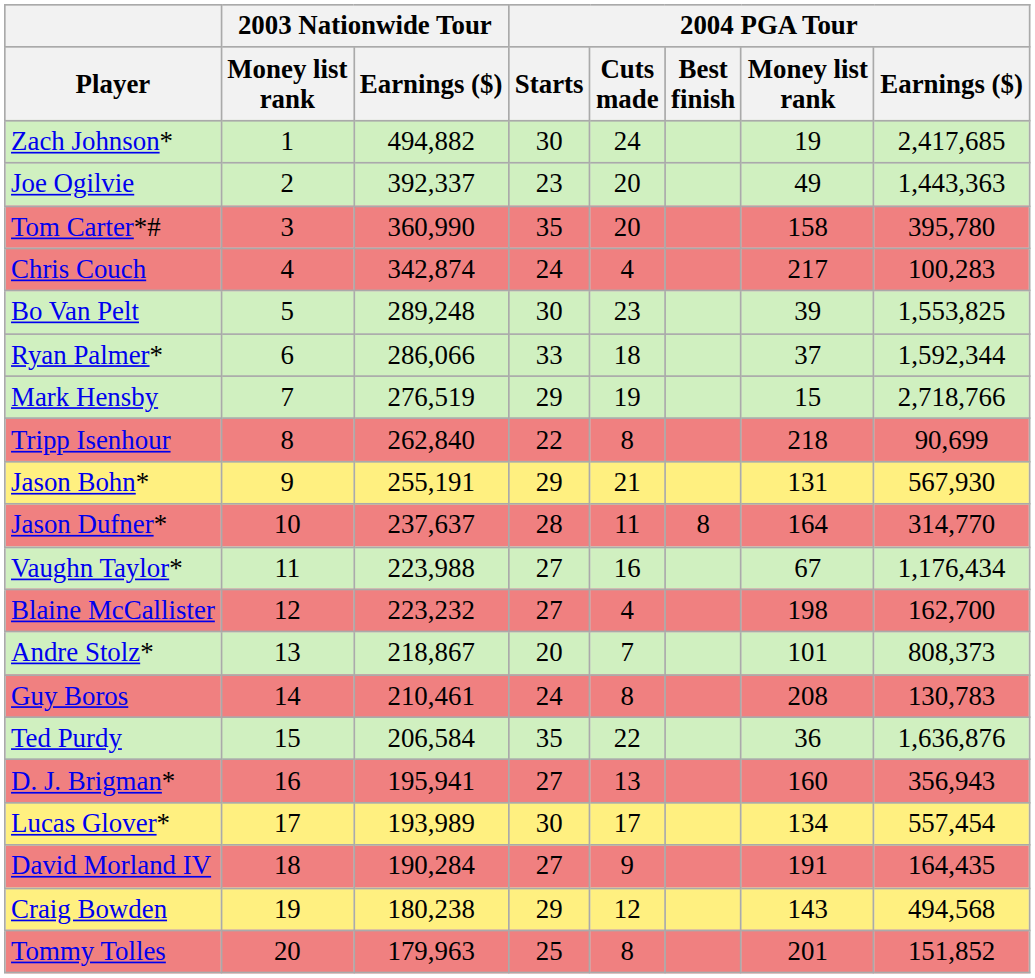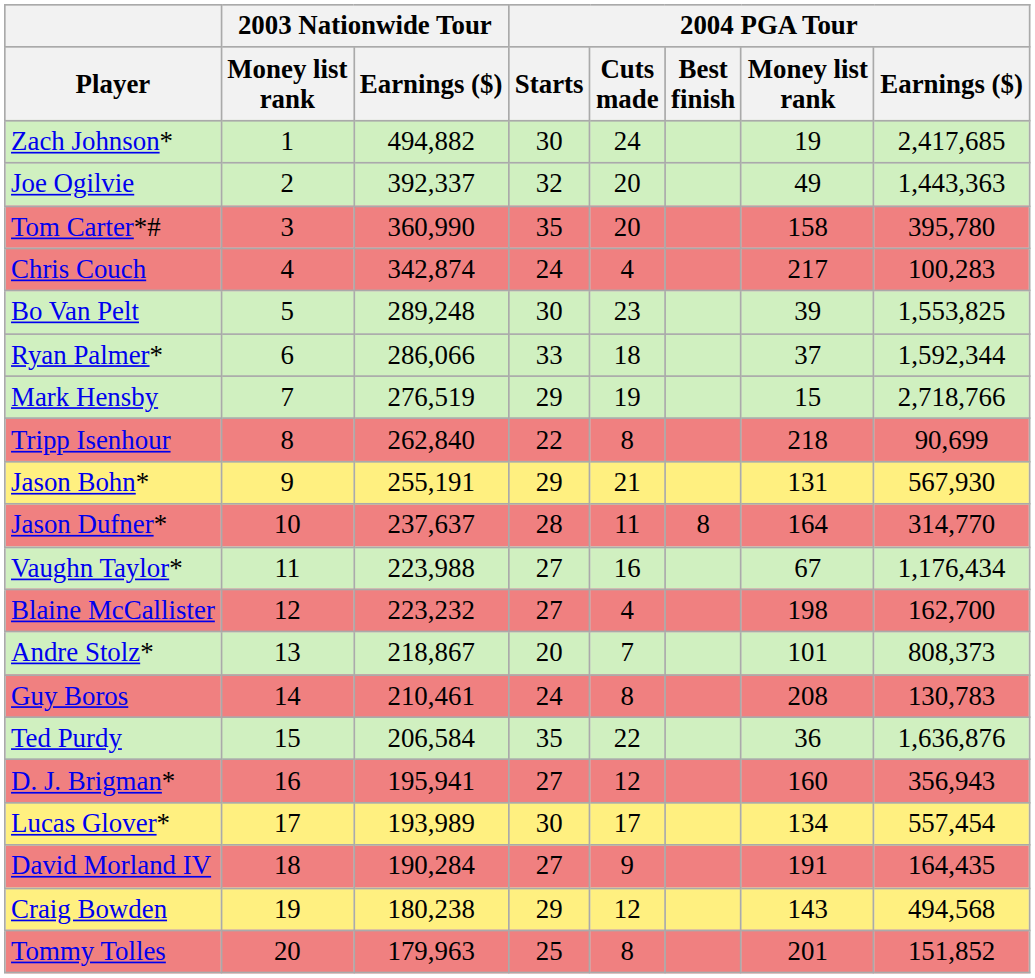(549, 183) 23 -> (549, 183) 32
(627, 780) 13 -> (627, 780) 12
